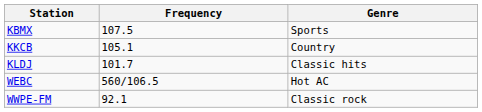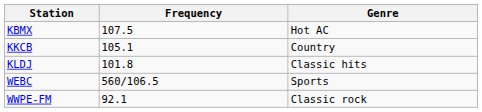(310, 30) Sports -> (310, 30) Hot AC
(117, 64) 101.7 -> (117, 64) 101.8
(310, 82) Hot AC -> (310, 82) Sports
